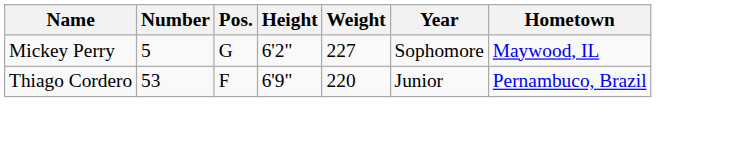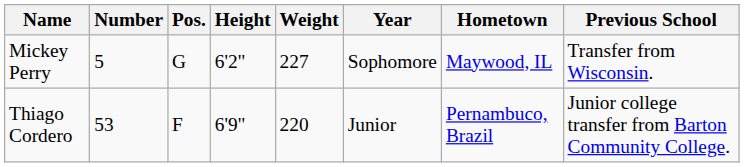+ column: (651, 19)
